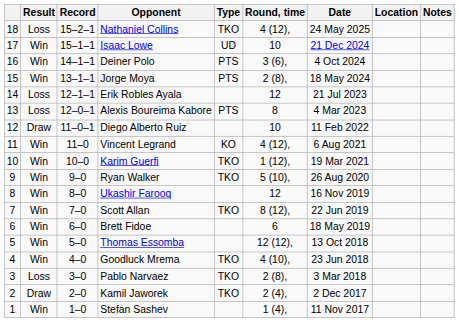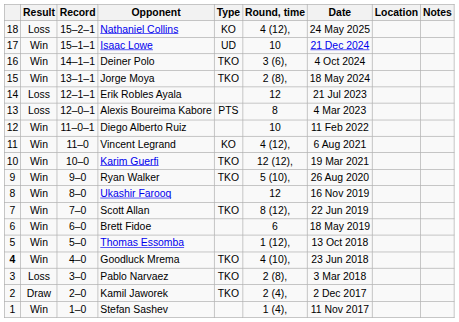(228, 29) TKO -> (228, 29) KO
(228, 62) PTS -> (228, 62) TKO
(228, 78) PTS -> (228, 78) TKO
(39, 128) Draw -> (39, 128) Win
(275, 161) 1 (12), -> (275, 161) 12 (12),
(275, 243) 12 (12), -> (275, 243) 1 (12),
(13, 260) normal -> (13, 260) bold
